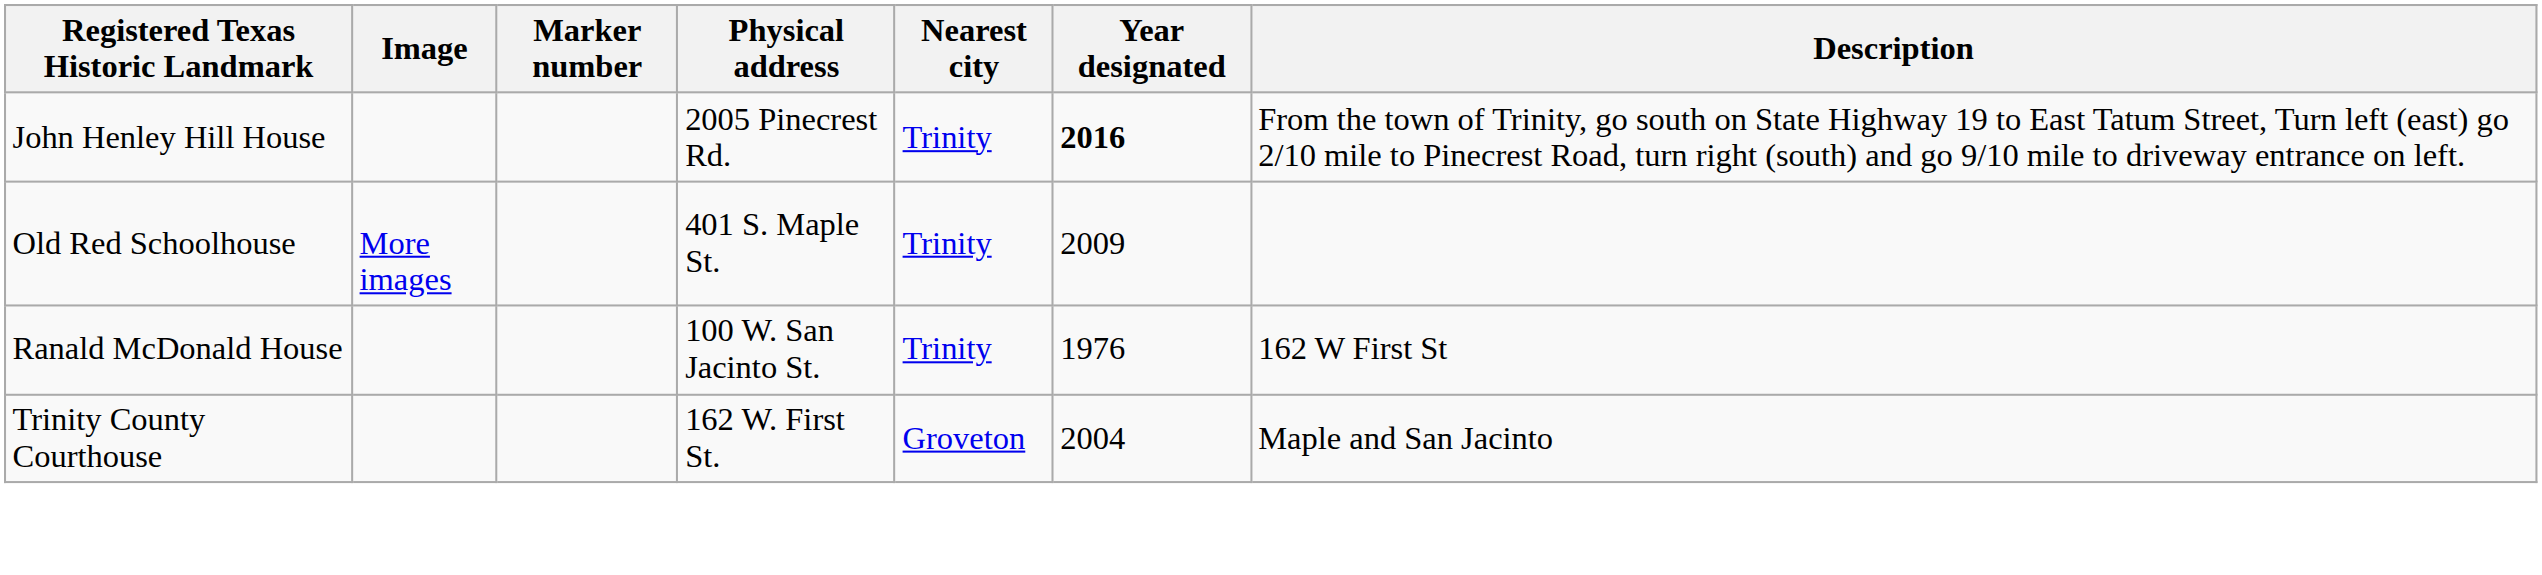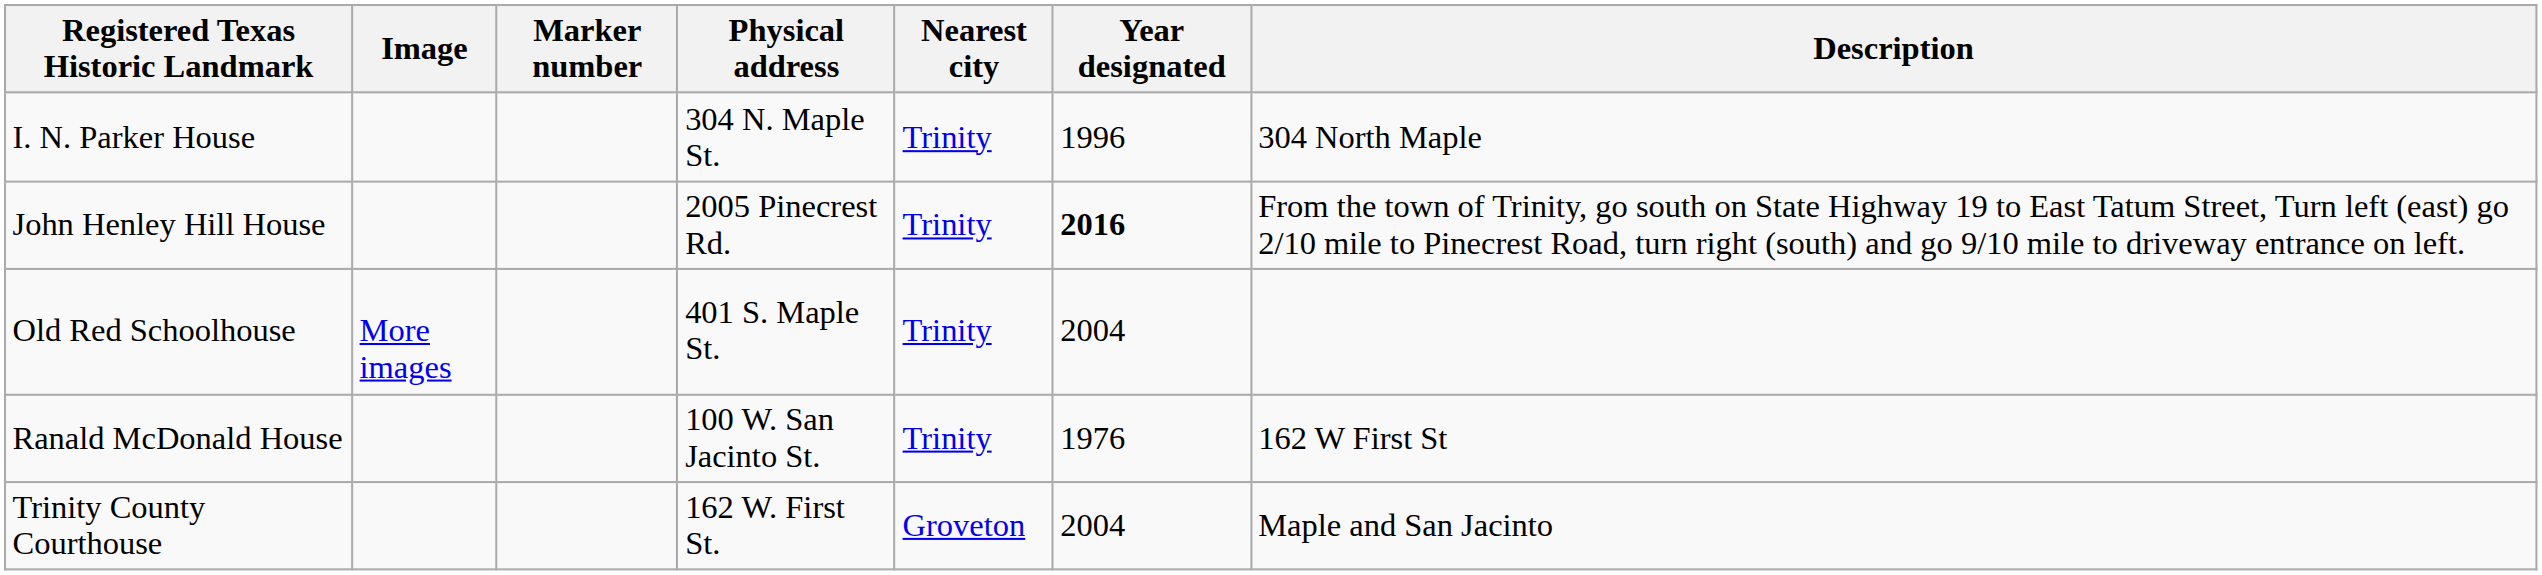+ row: (134, 136)
(1093, 242) 2009 -> (1093, 330) 2004
